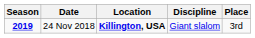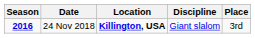(23, 26) 2019 -> (23, 26) 2016
